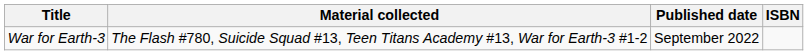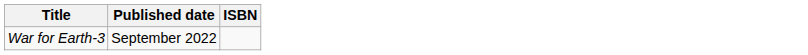- column: (379, 15)
